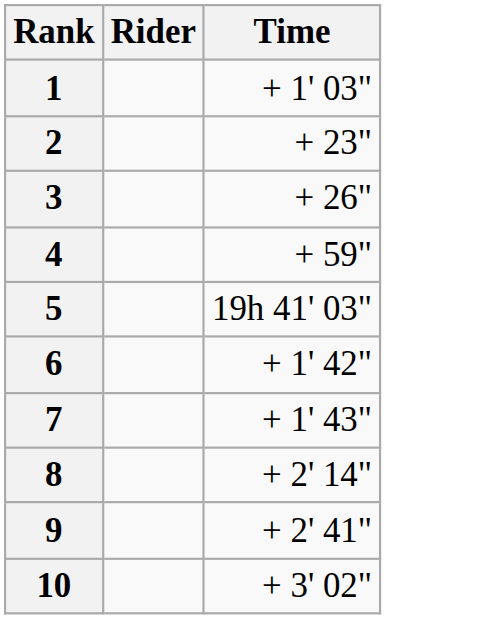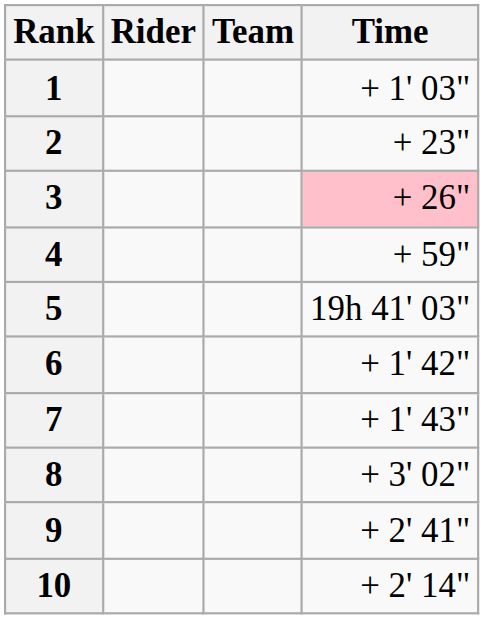+ column: (253, 32)
(333, 198) no background -> (431, 198) pink background
(317, 474) + 2' 14" -> (415, 474) + 3' 02"
(317, 585) + 3' 02" -> (415, 585) + 2' 14"
